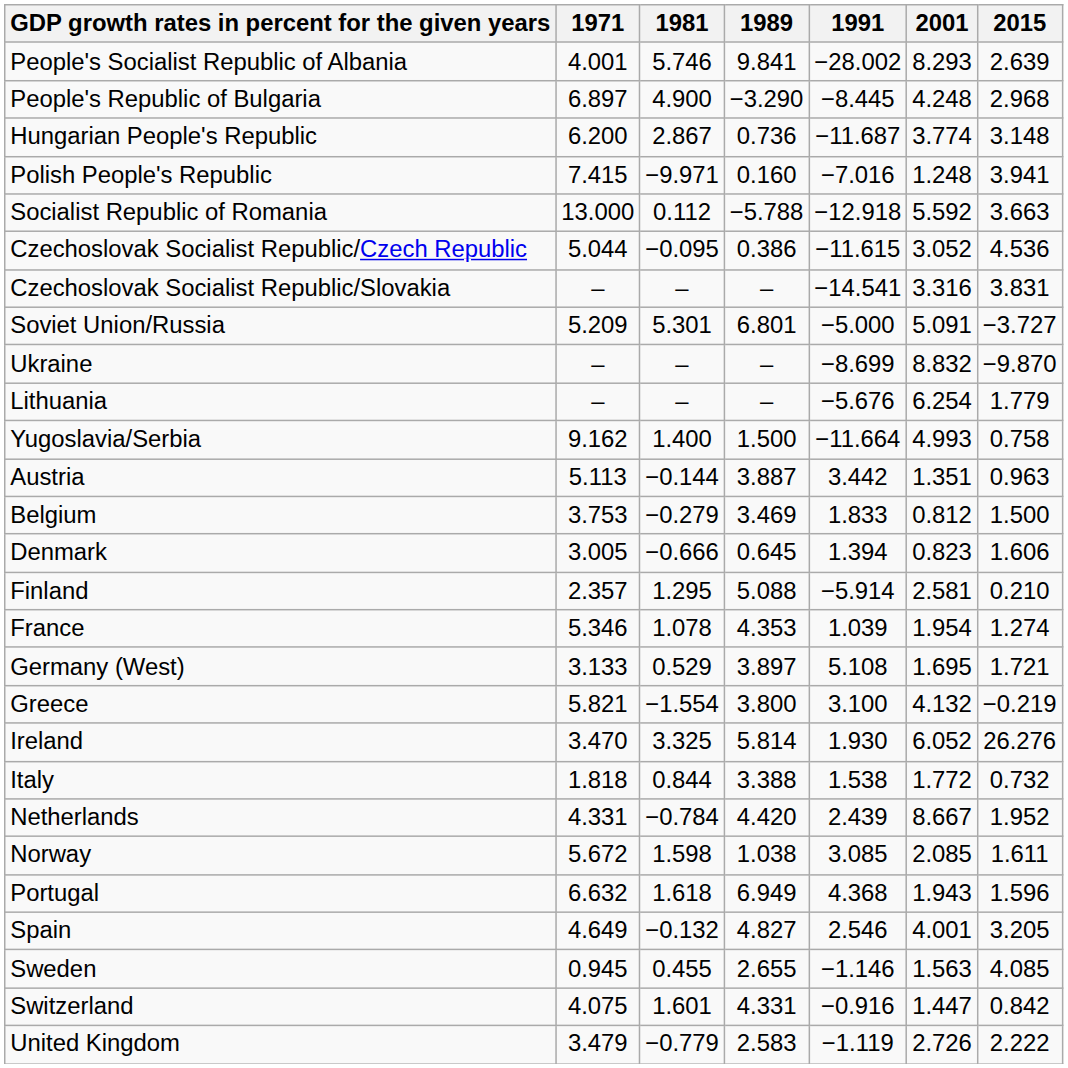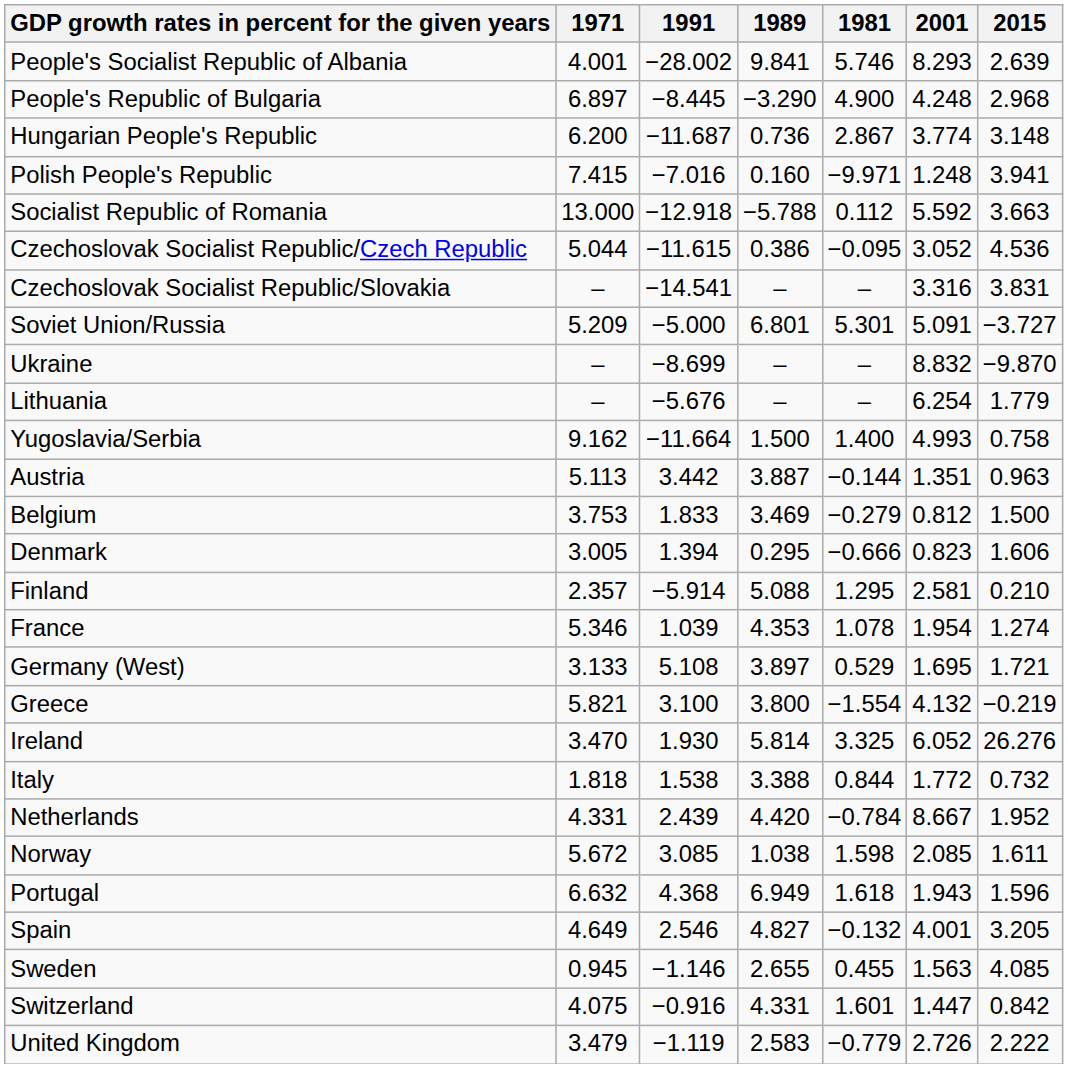columns swapped: (682, 23) <-> (858, 23)
(767, 552) 0.645 -> (780, 552) 0.295
